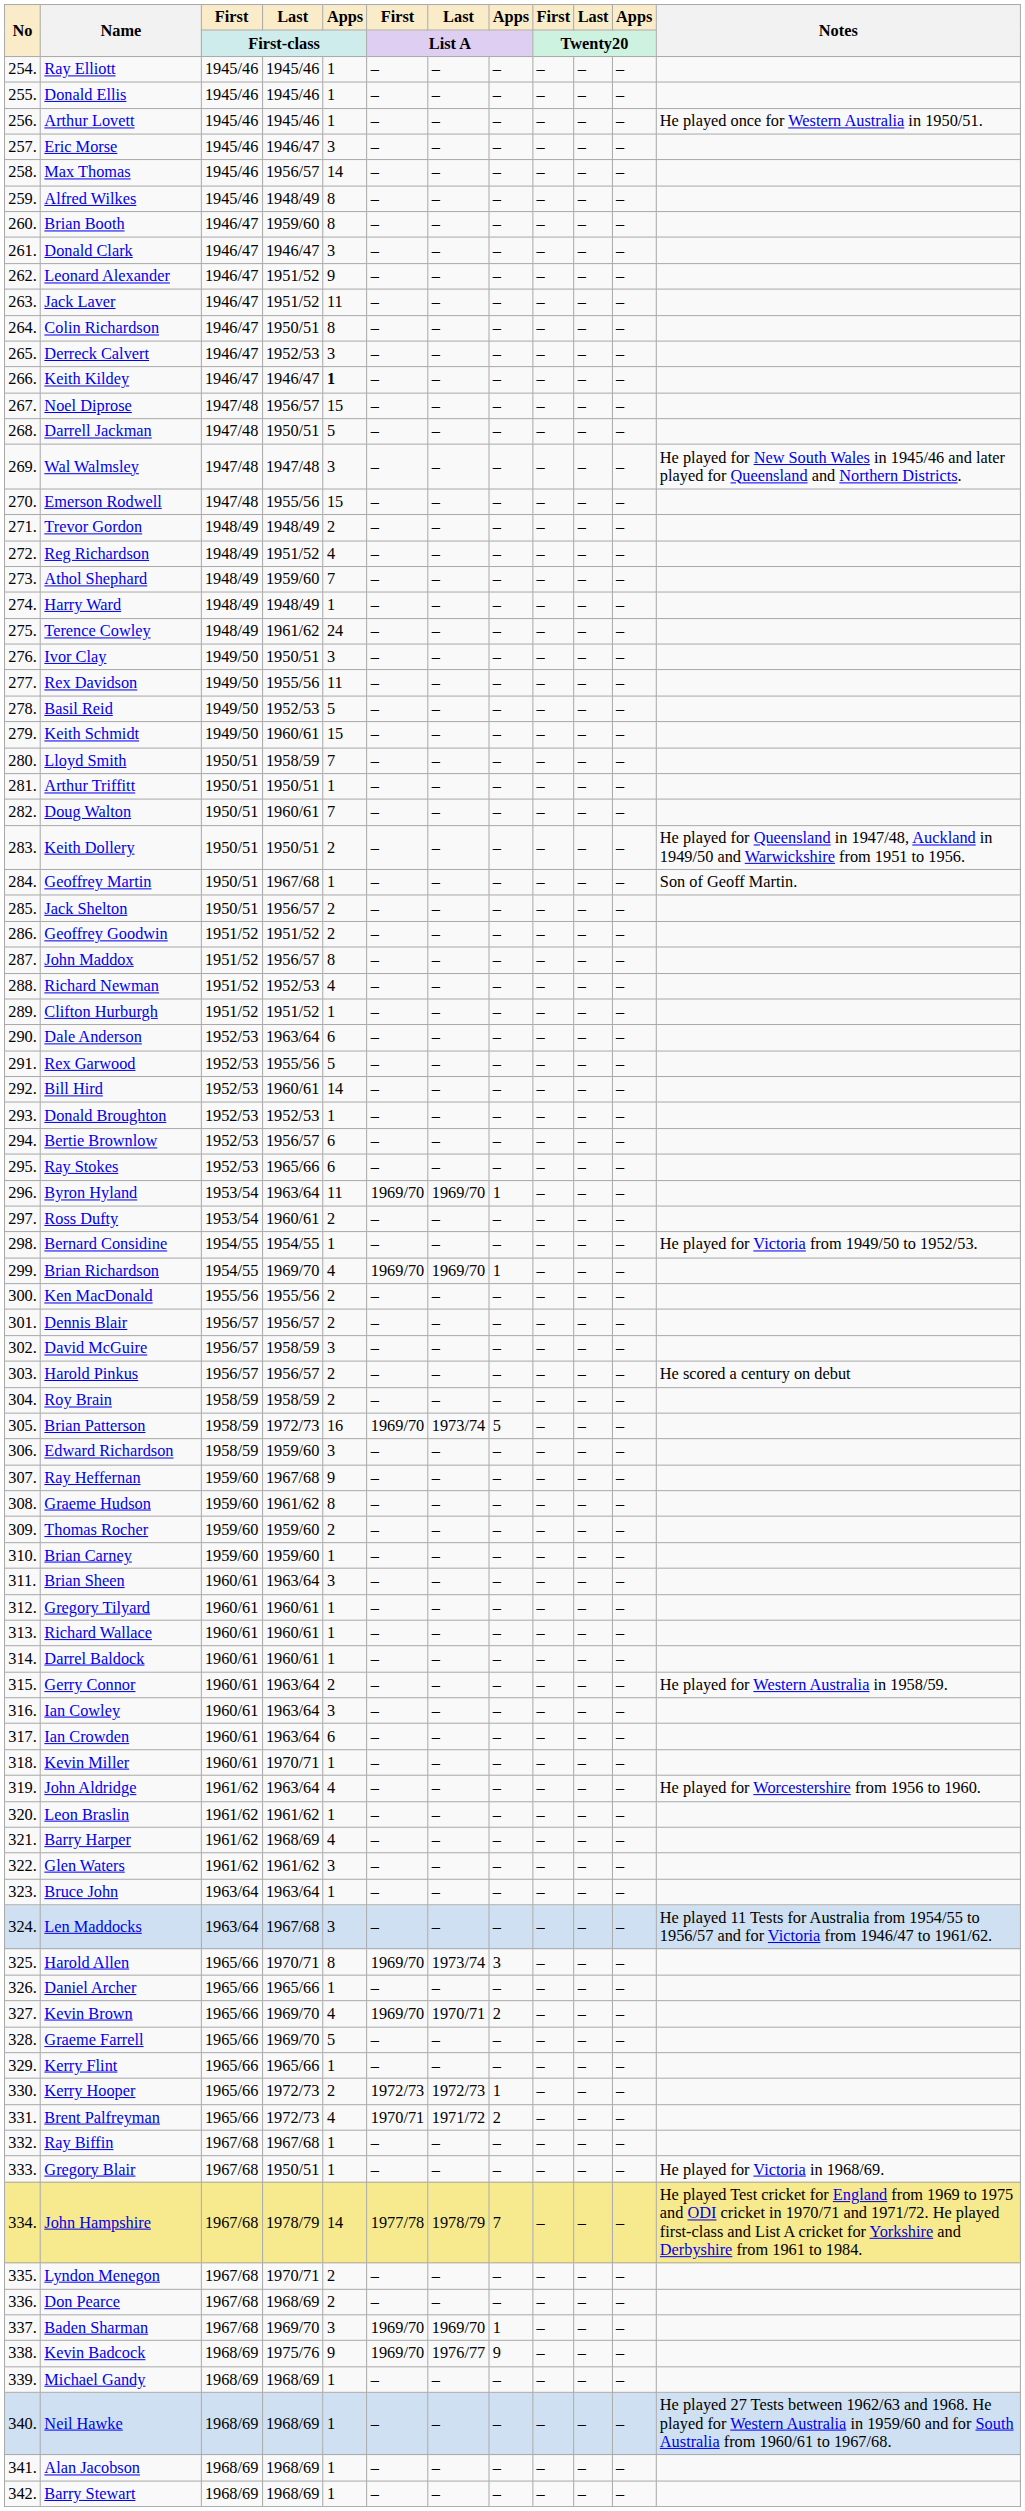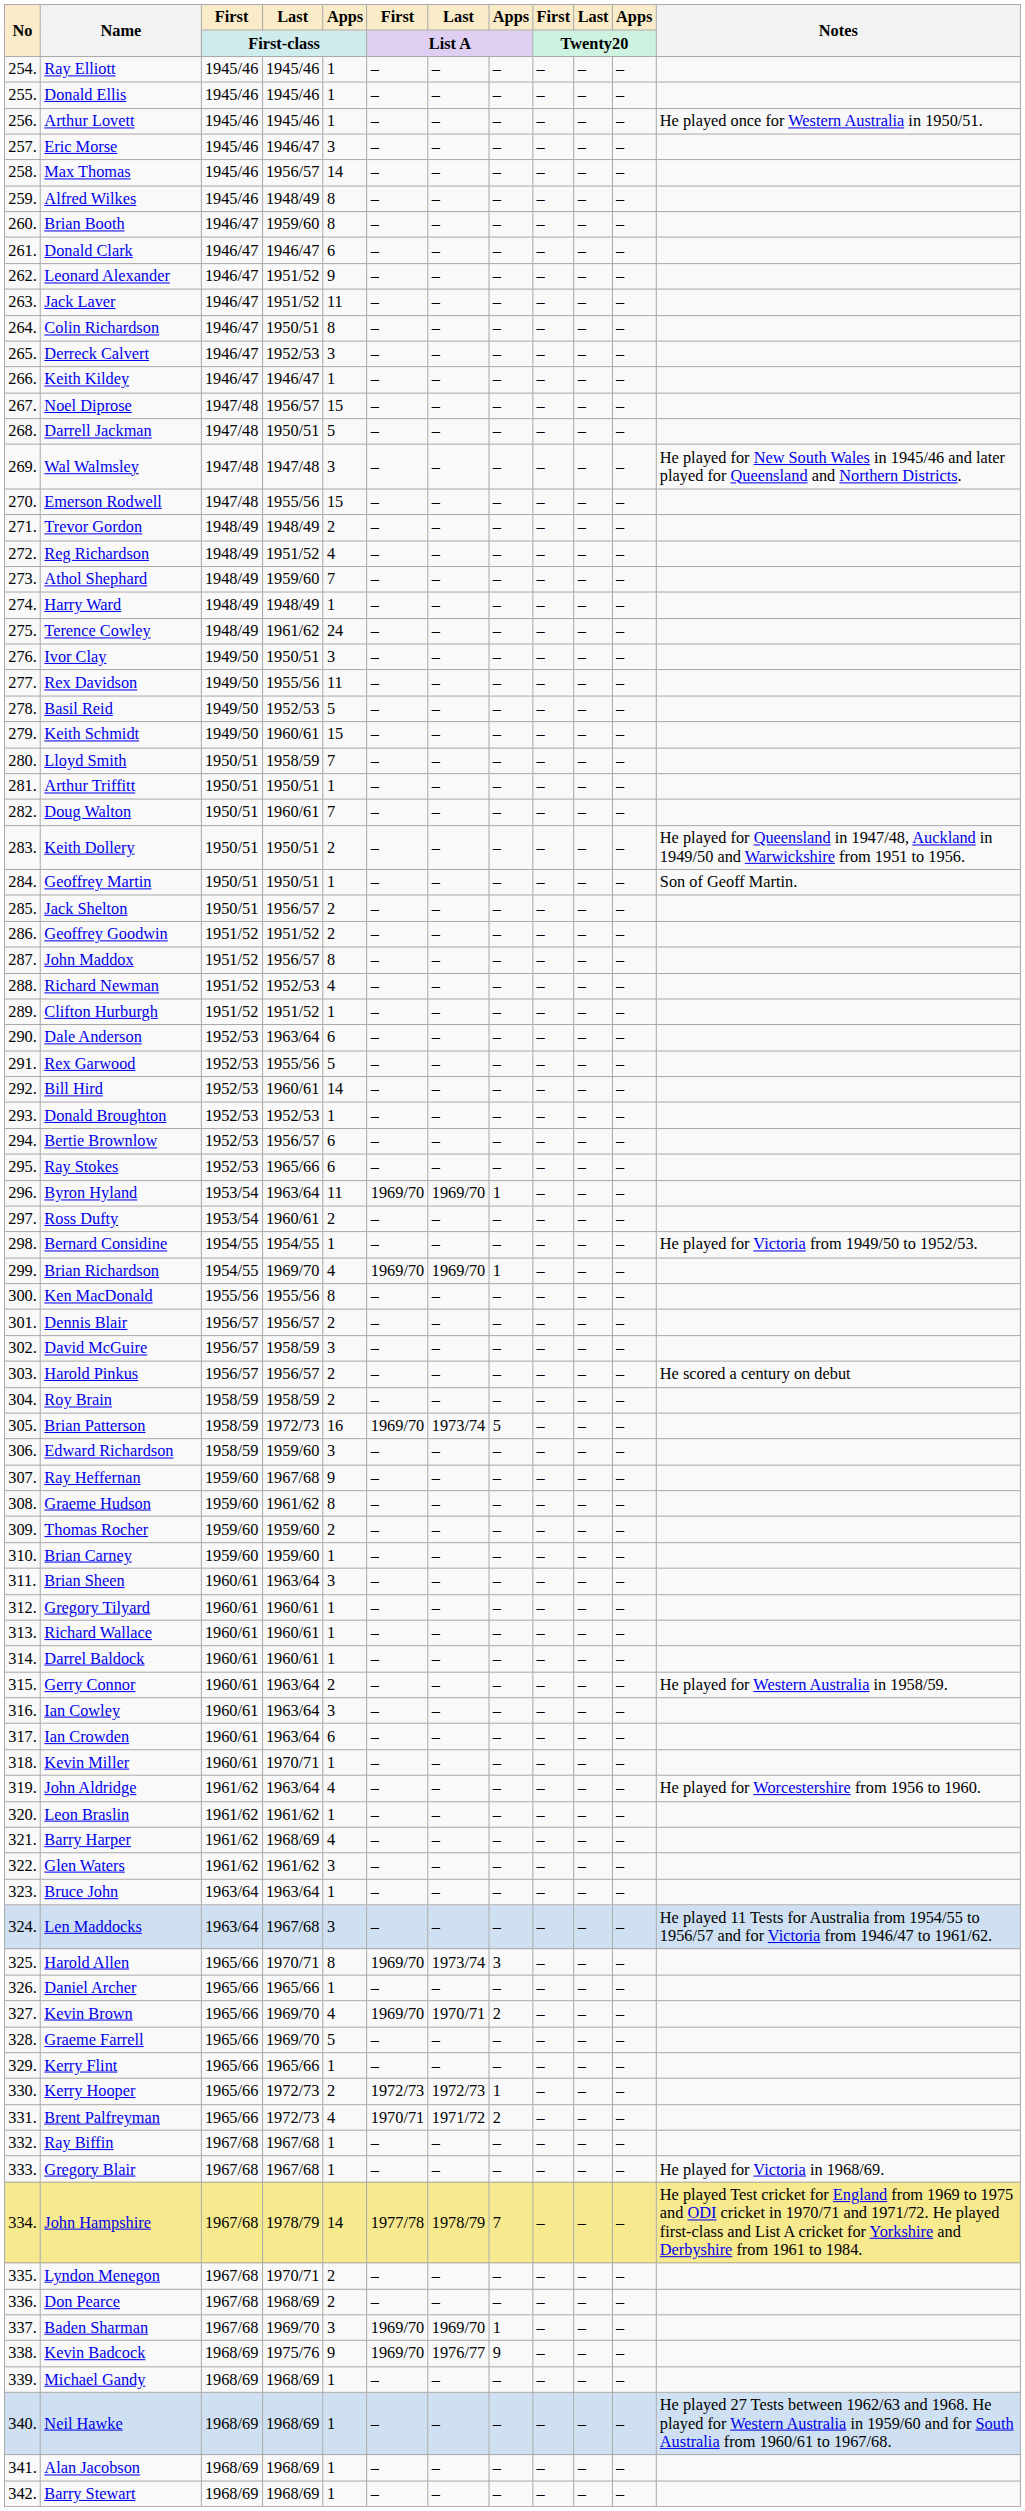(331, 250) 3 -> (331, 250) 6
(331, 379) bold -> (331, 379) normal
(293, 882) 1967/68 -> (293, 882) 1950/51
(331, 1296) 2 -> (331, 1296) 8
(293, 2169) 1950/51 -> (293, 2169) 1967/68
